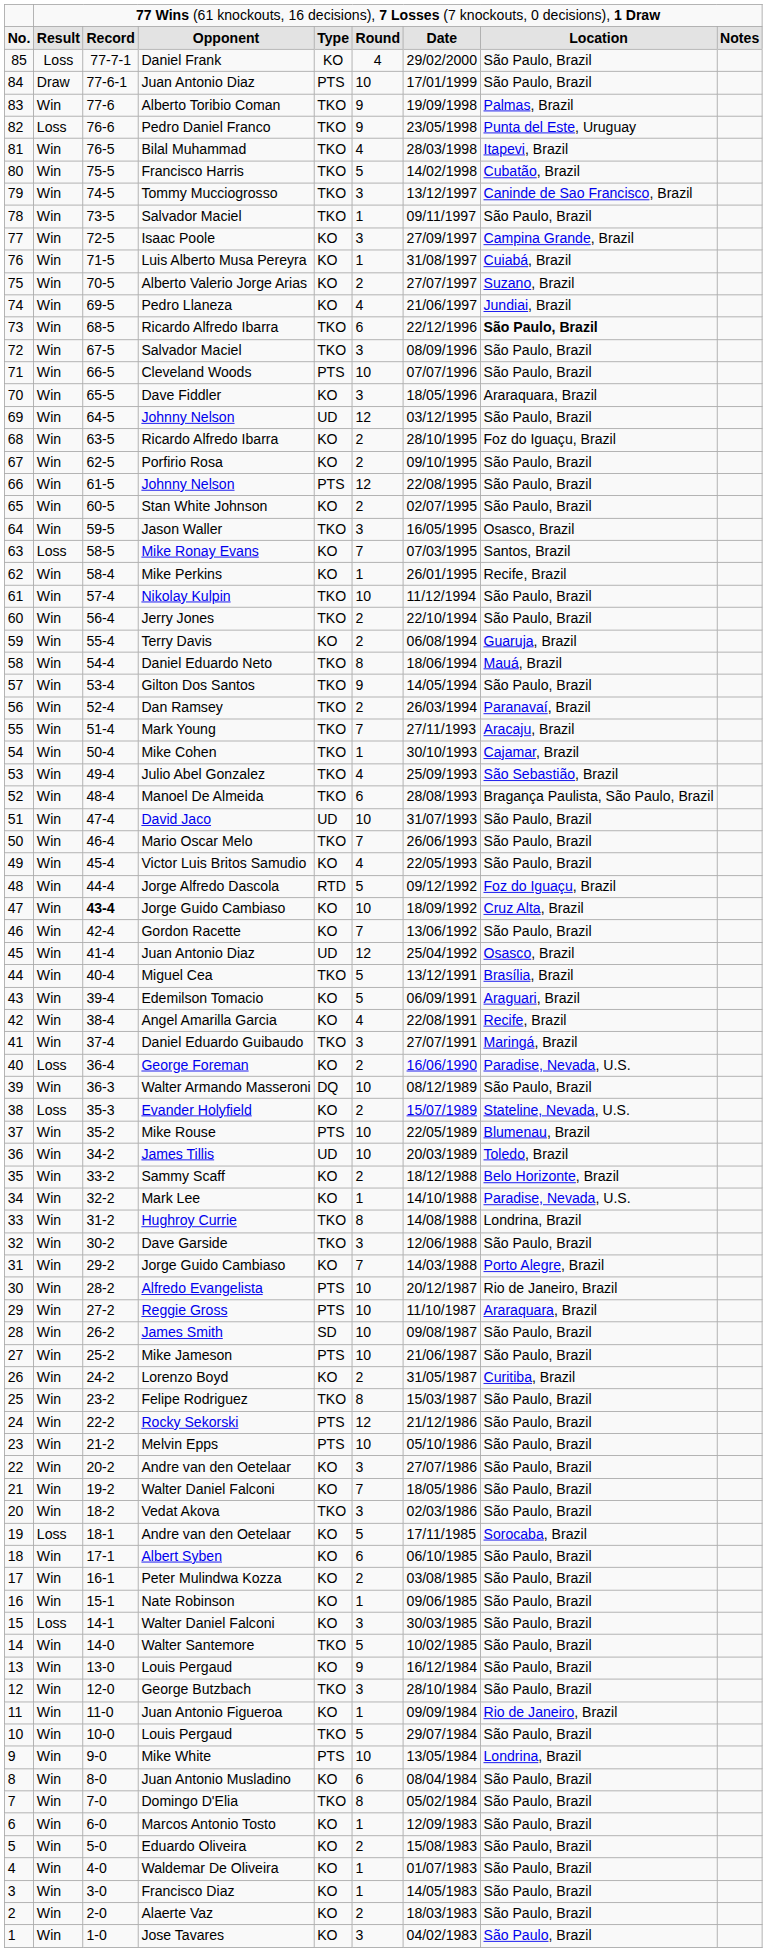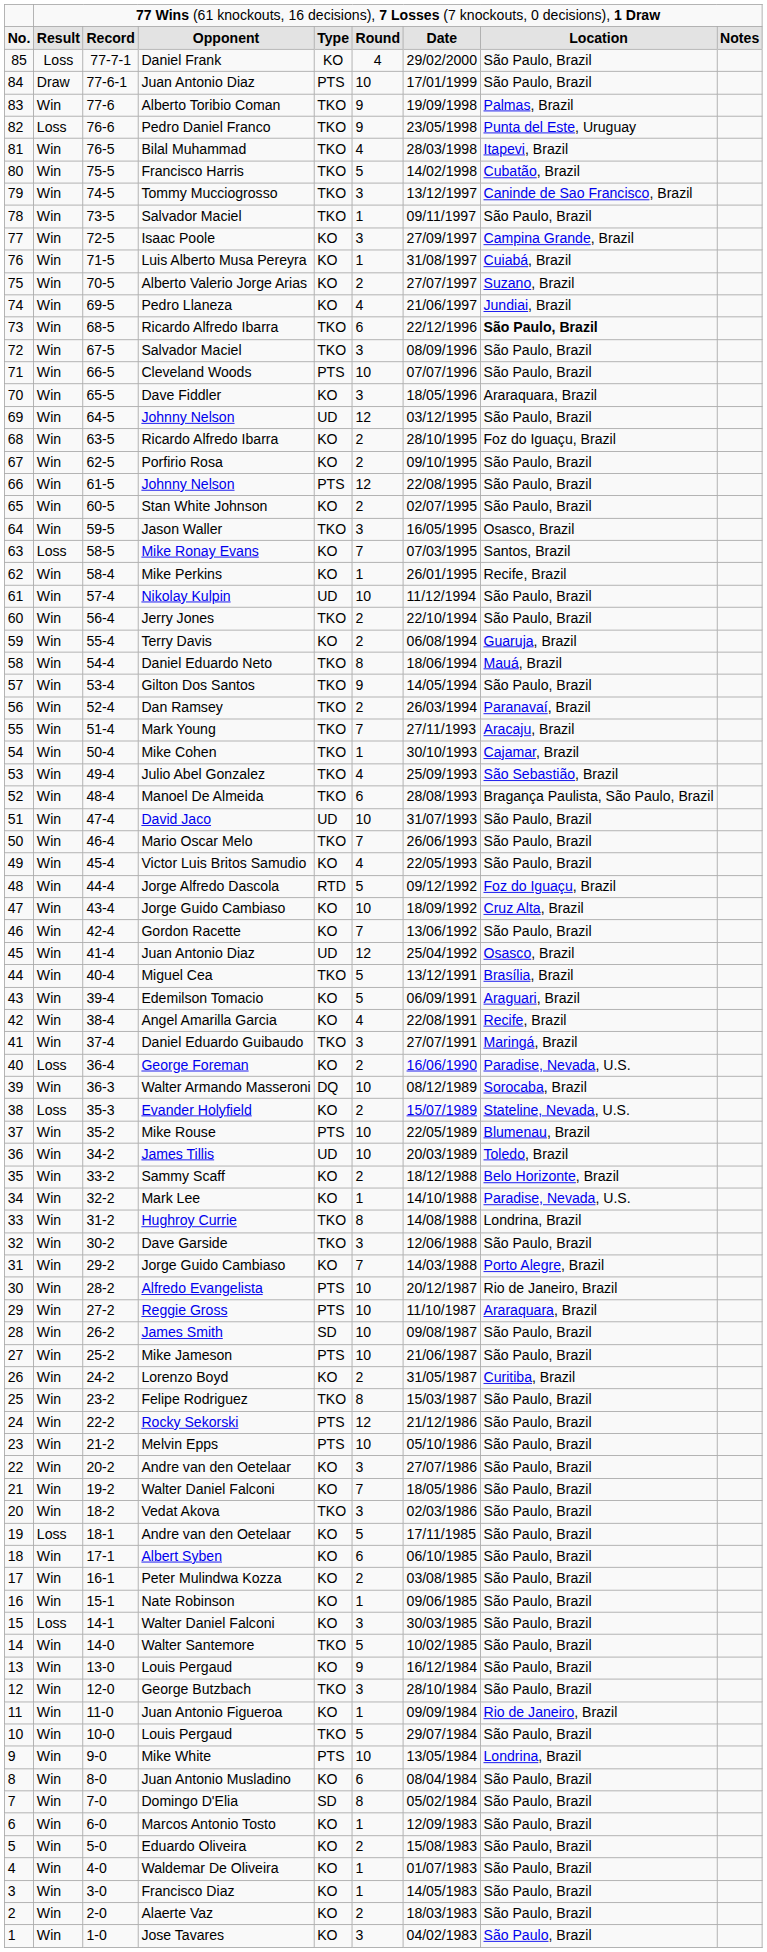(332, 596) TKO -> (327, 596) UD
(100, 908) bold -> (100, 908) normal
(538, 1087) São Paulo, Brazil -> (535, 1087) Sorocaba, Brazil
(535, 1534) Sorocaba, Brazil -> (538, 1534) São Paulo, Brazil
(332, 1802) TKO -> (327, 1802) SD
